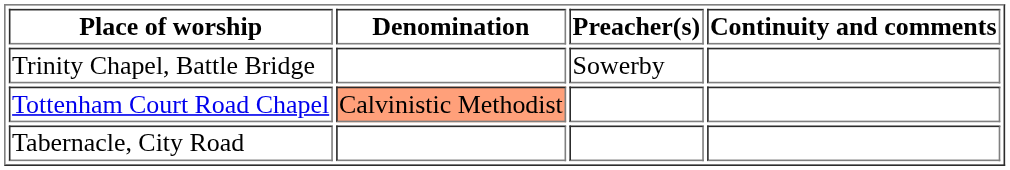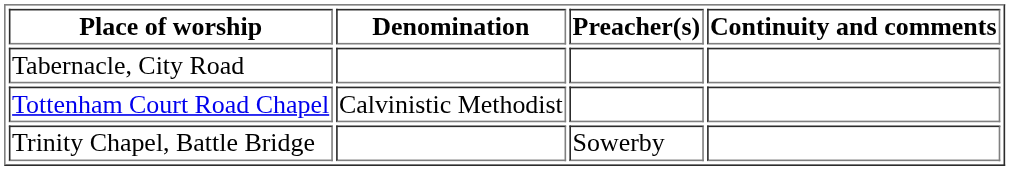rows swapped: (128, 143) <-> (164, 65)
(451, 104) lightsalmon background -> (451, 104) no background
